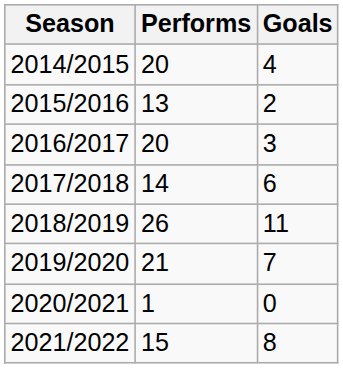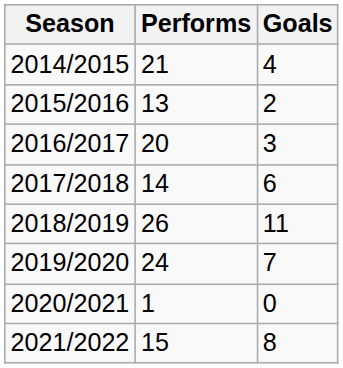(155, 64) 20 -> (155, 64) 21
(155, 263) 21 -> (155, 263) 24
